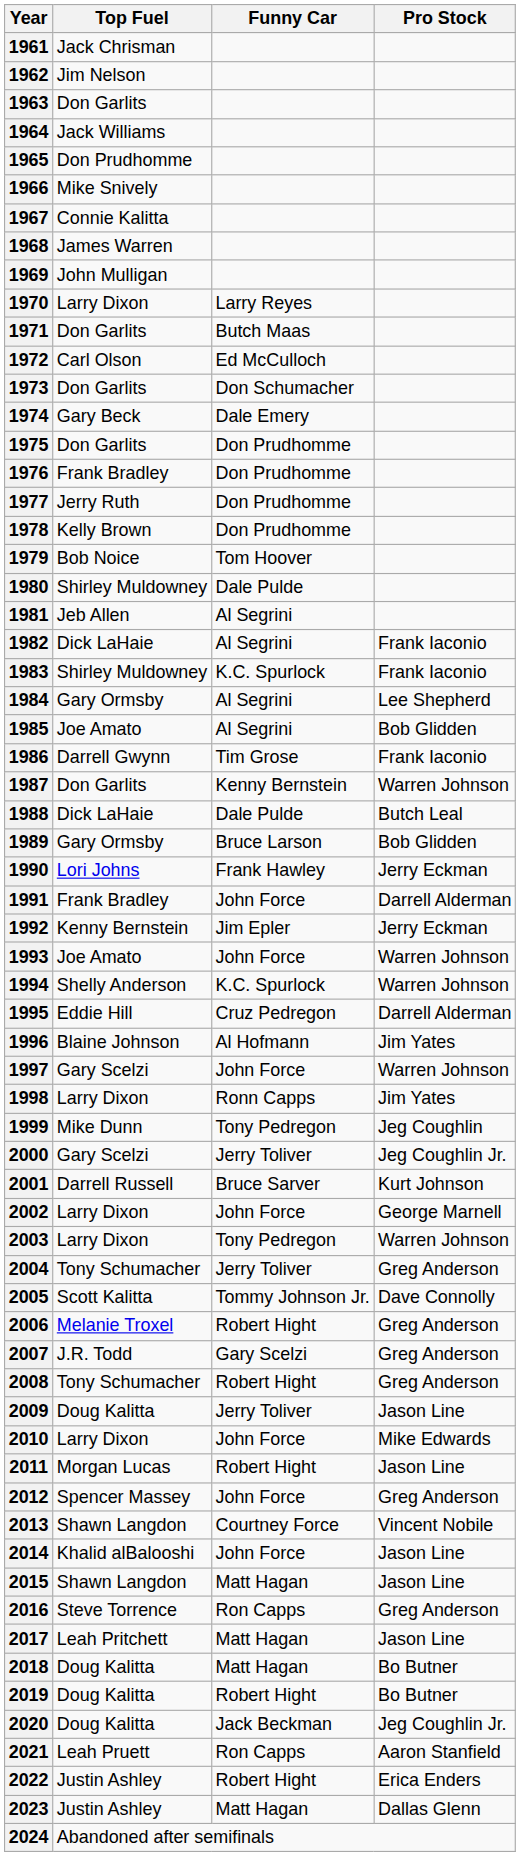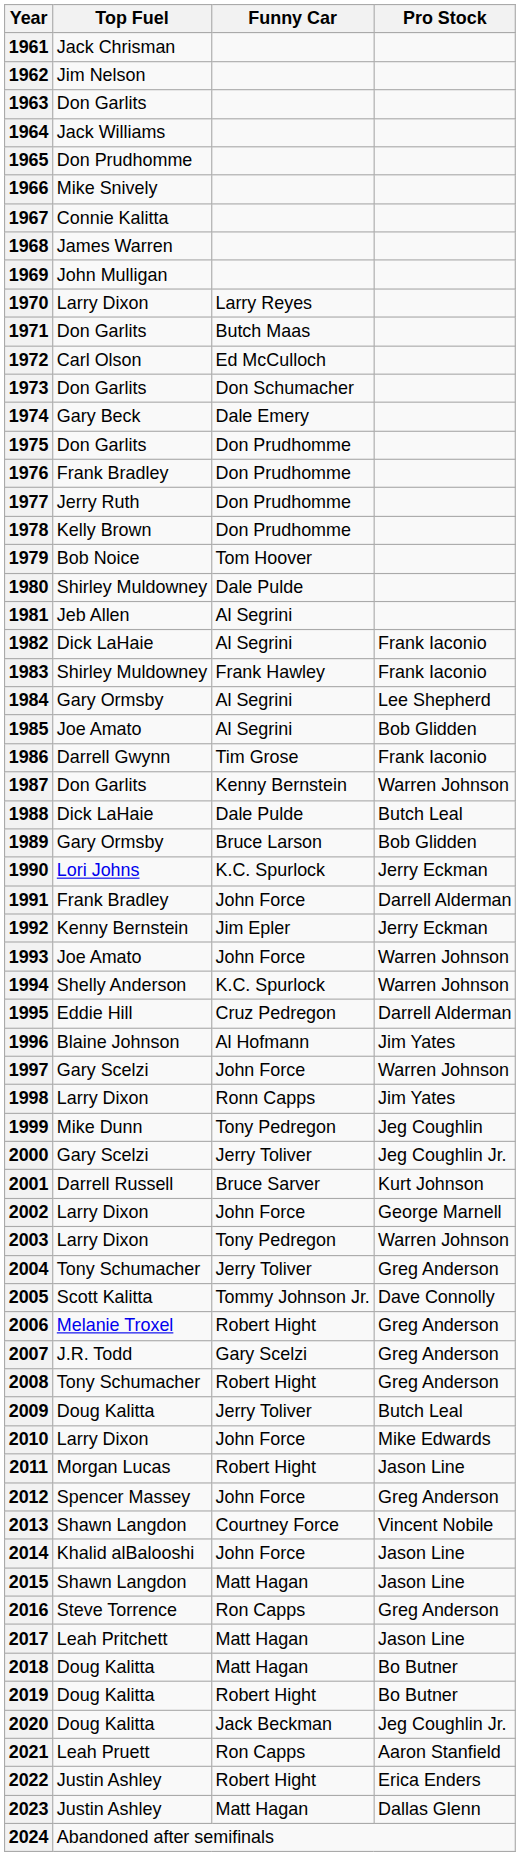(270, 672) K.C. Spurlock -> (270, 672) Frank Hawley
(270, 871) Frank Hawley -> (270, 871) K.C. Spurlock
(421, 1411) Jason Line -> (420, 1411) Butch Leal
